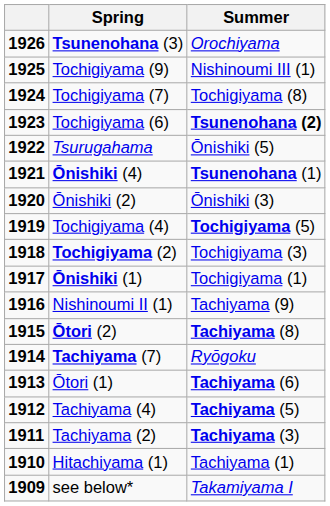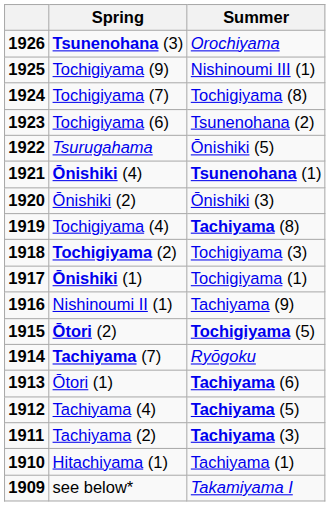(256, 122) bold -> (253, 122) normal
(253, 226) Tochigiyama (5) -> (245, 226) Tachiyama (8)
(245, 331) Tachiyama (8) -> (253, 331) Tochigiyama (5)
